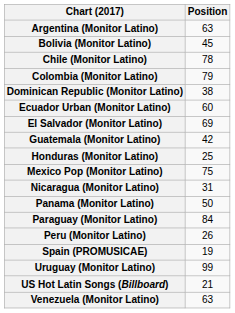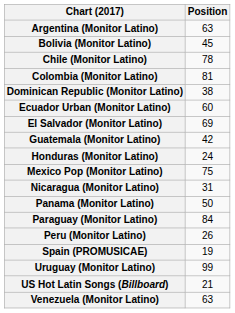(208, 76) 79 -> (208, 76) 81
(208, 156) 25 -> (208, 156) 24
